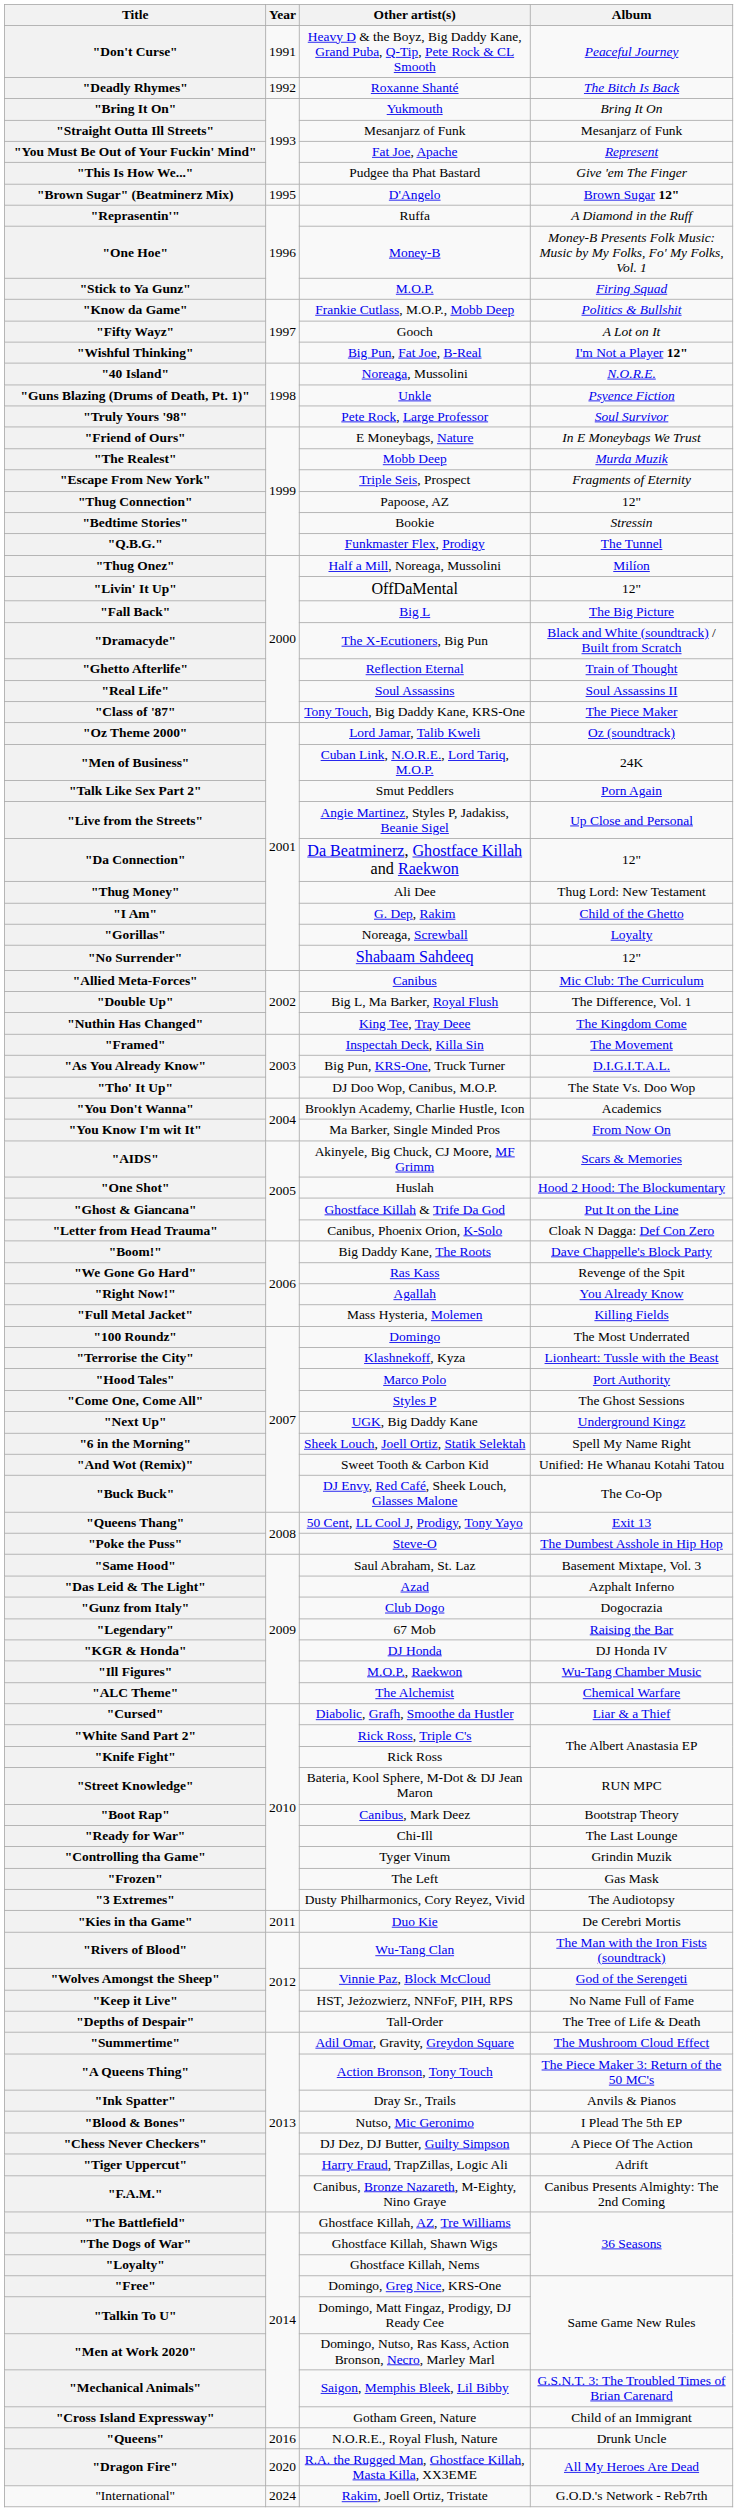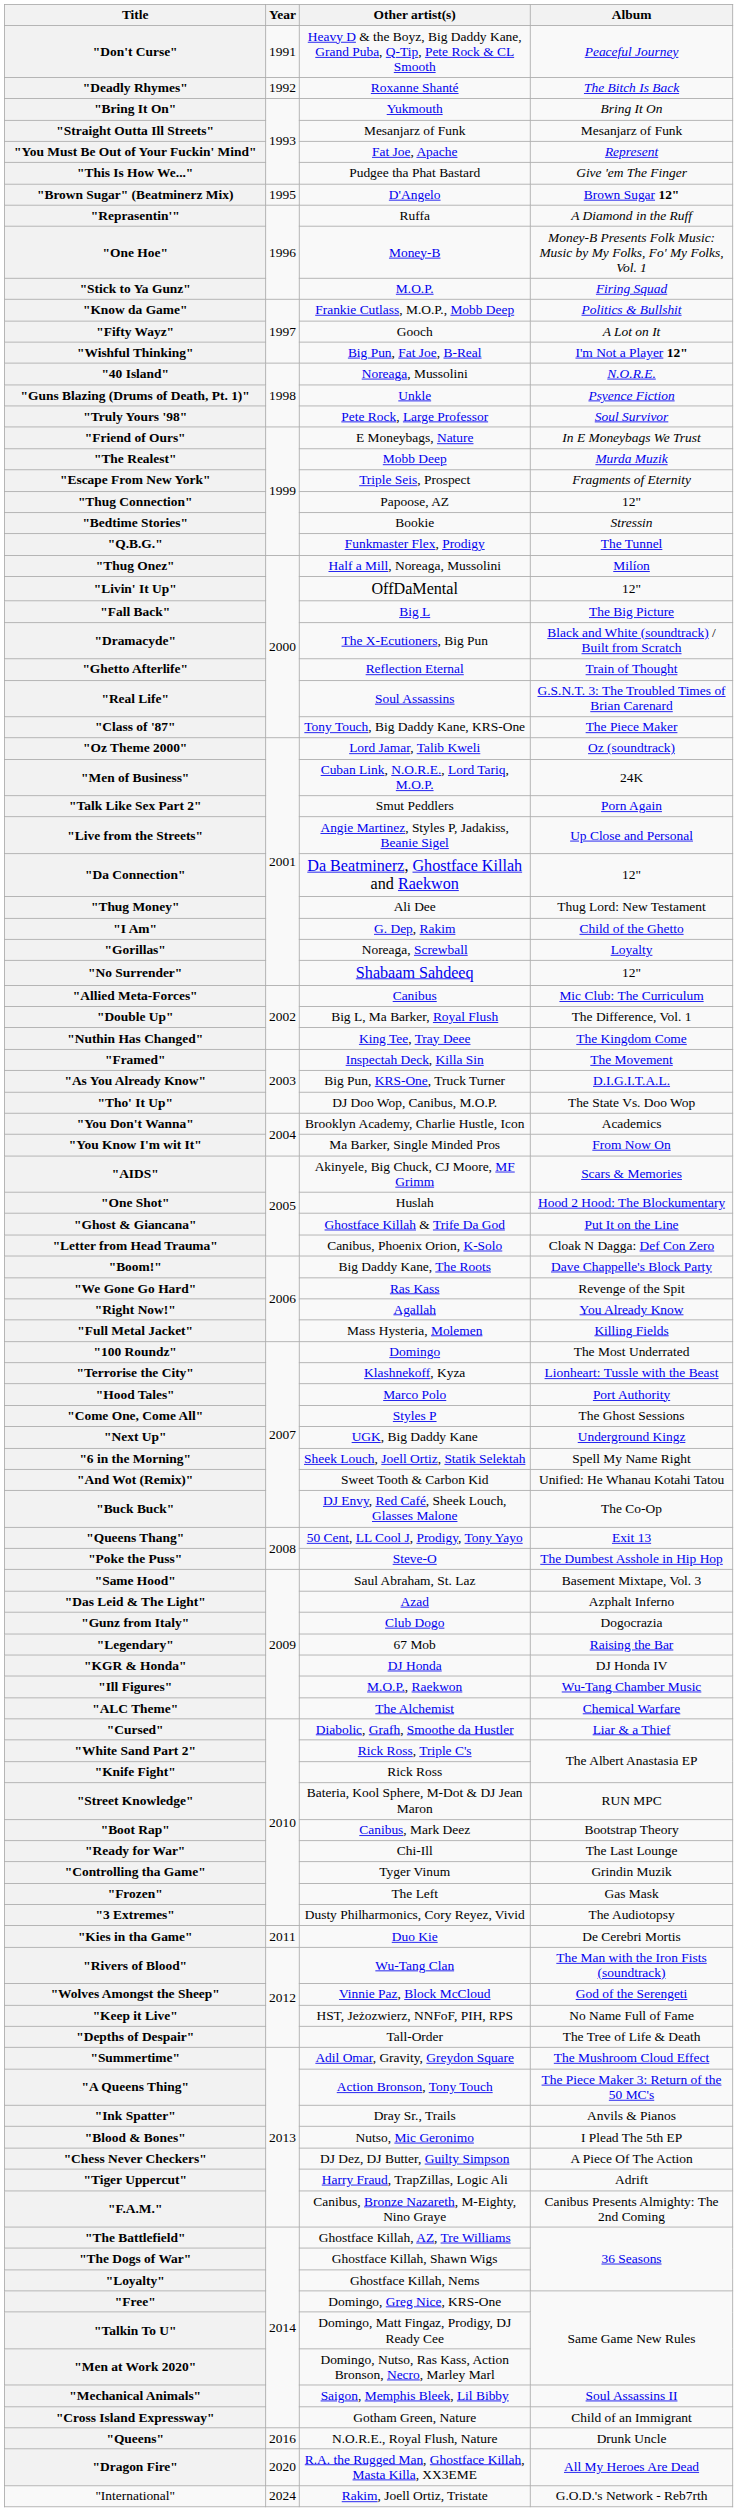(632, 690) Soul Assassins II -> (632, 698) G.S.N.T. 3: The Troubled Times of Brian Carenard
(632, 2388) G.S.N.T. 3: The Troubled Times of Brian Carenard -> (632, 2395) Soul Assassins II
